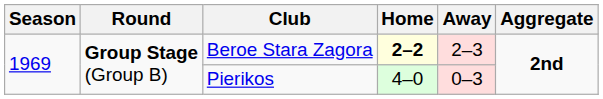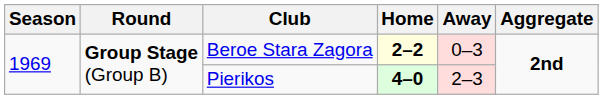(467, 49) 2–3 -> (467, 49) 0–3
(408, 79) normal -> (408, 79) bold
(467, 79) 0–3 -> (467, 79) 2–3
